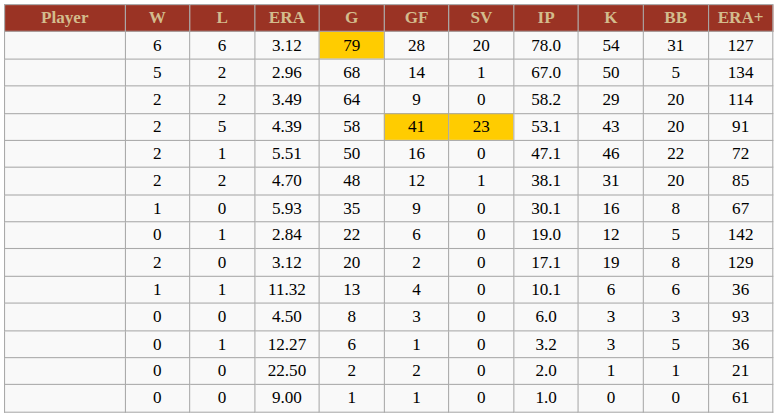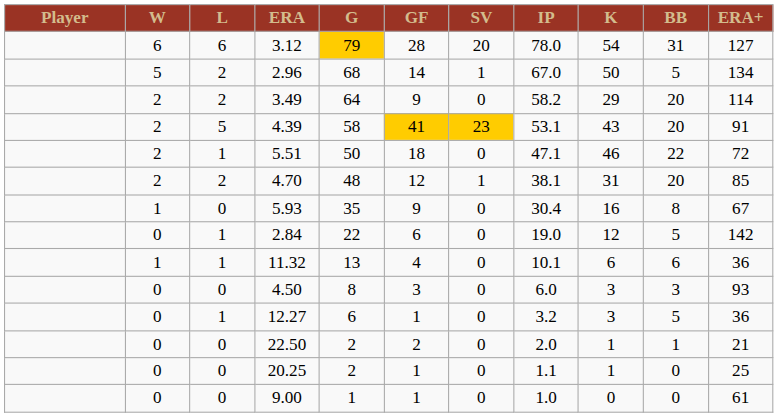(417, 153) 16 -> (417, 153) 18
(546, 208) 30.1 -> (546, 208) 30.4
- row: (157, 262)
+ row: (157, 371)
